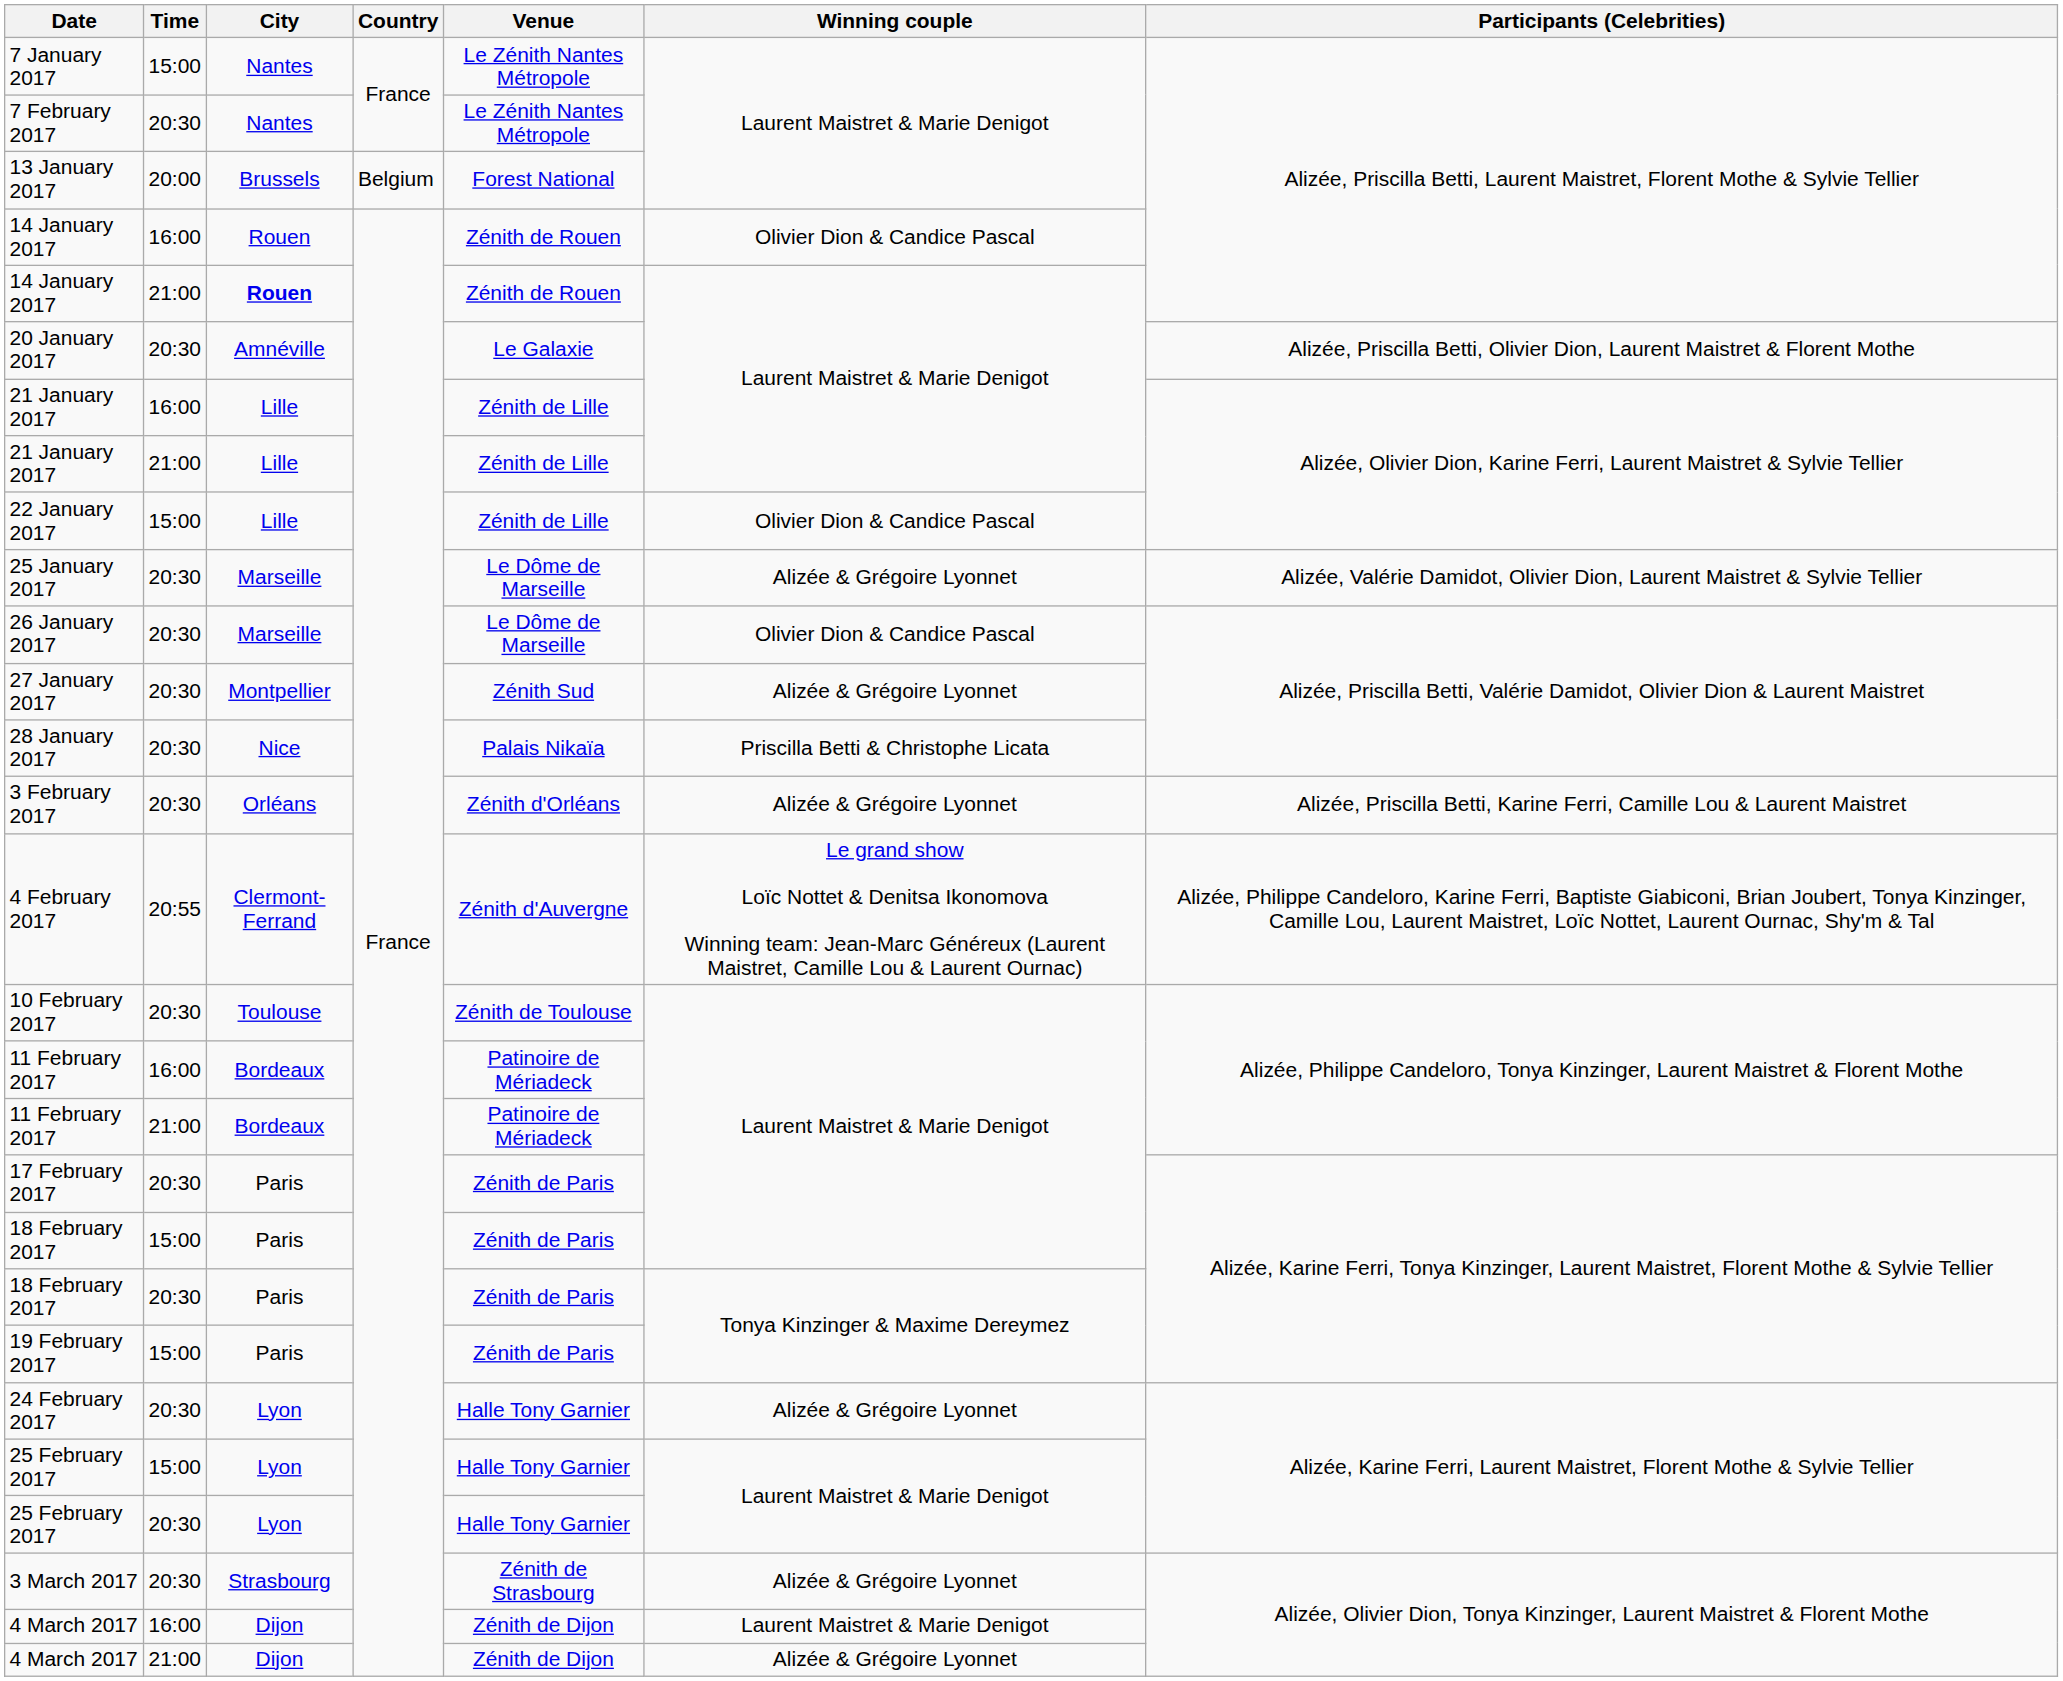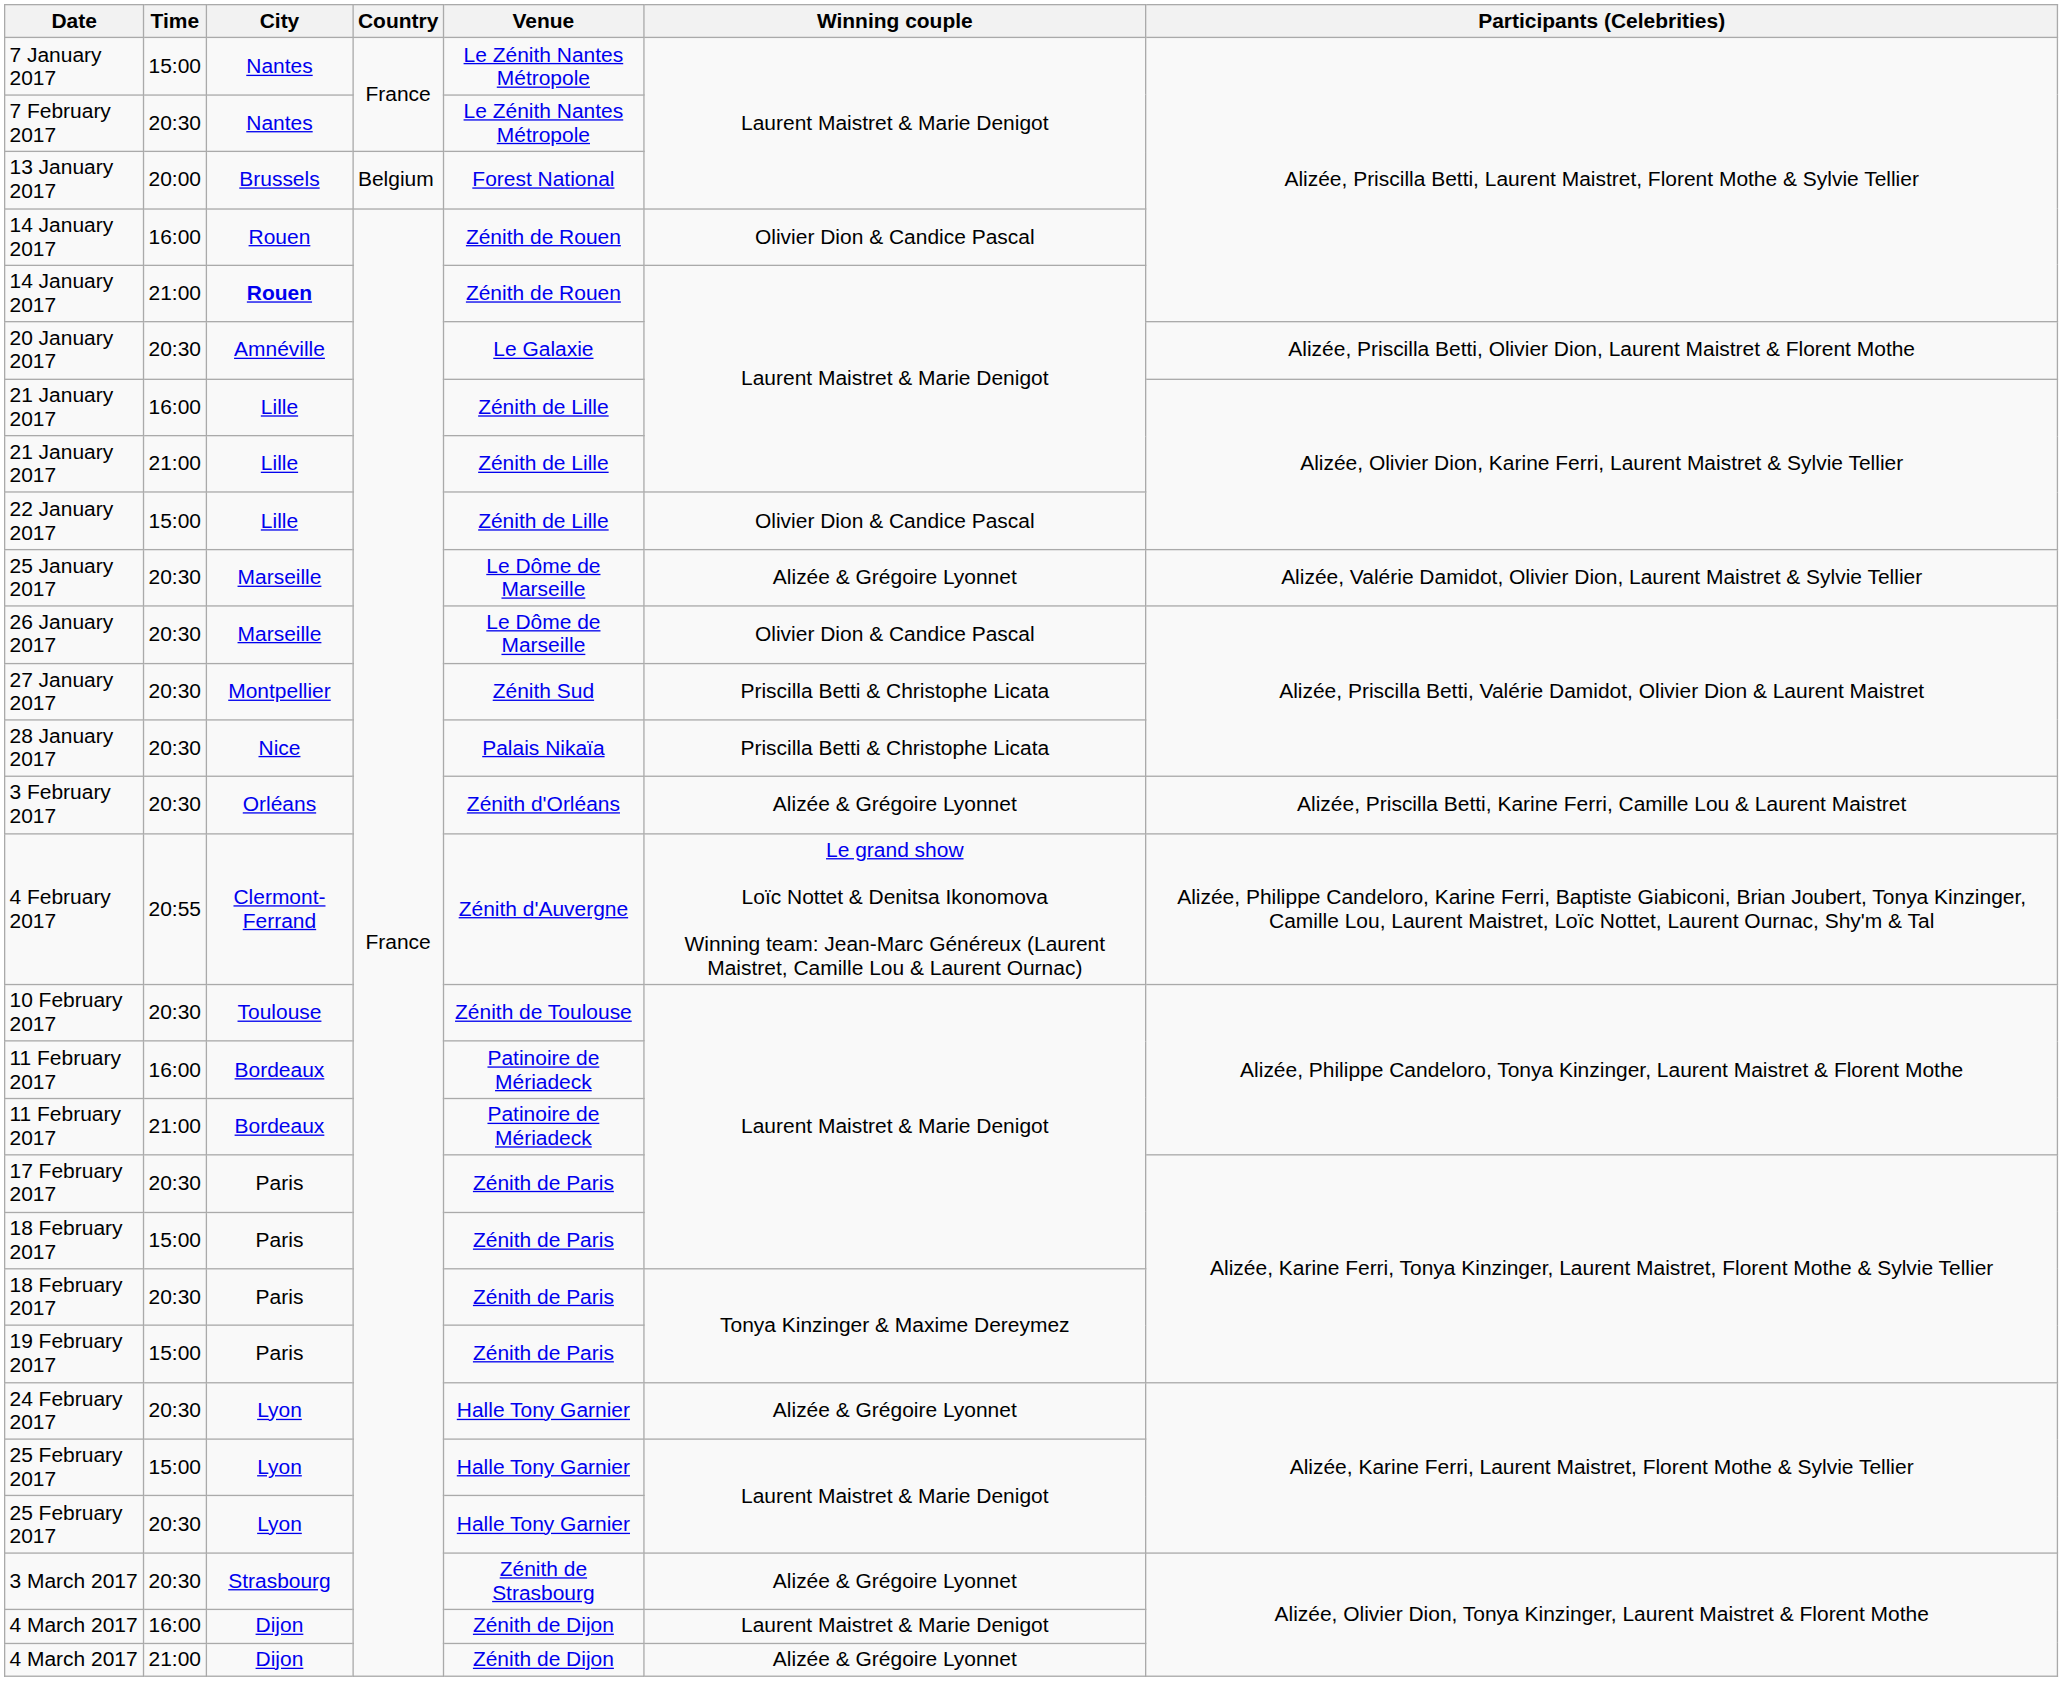(895, 691) Alizée & Grégoire Lyonnet -> (895, 691) Priscilla Betti & Christophe Licata
